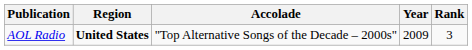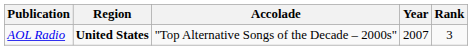(416, 34) 2009 -> (416, 34) 2007
